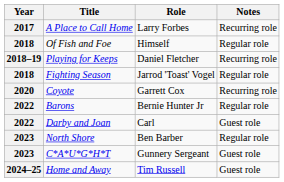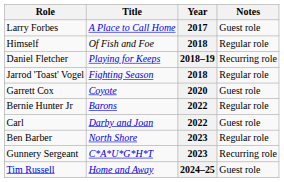columns swapped: (24, 12) <-> (176, 12)
(248, 28) Recurring role -> (240, 28) Guest role
(248, 91) Recurring role -> (240, 91) Guest role
(240, 153) Guest role -> (248, 153) Recurring role
